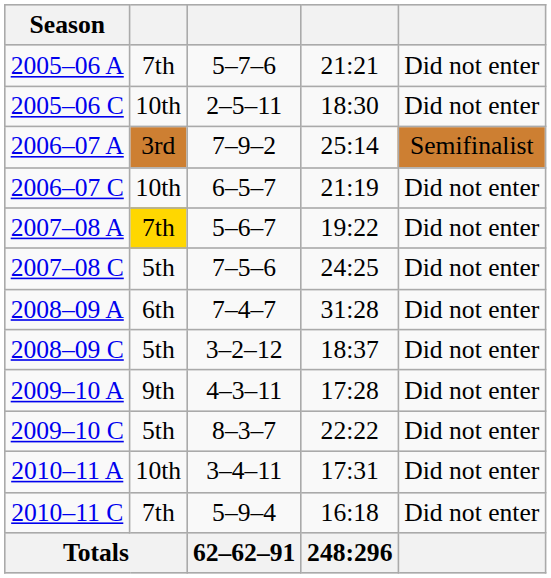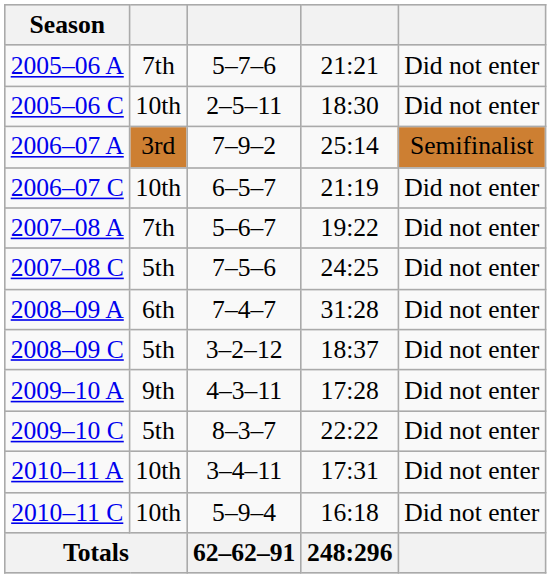(158, 227) gold background -> (158, 227) no background
(158, 512) 7th -> (158, 512) 10th
